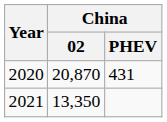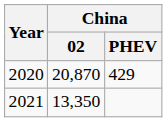(122, 74) 431 -> (122, 74) 429
